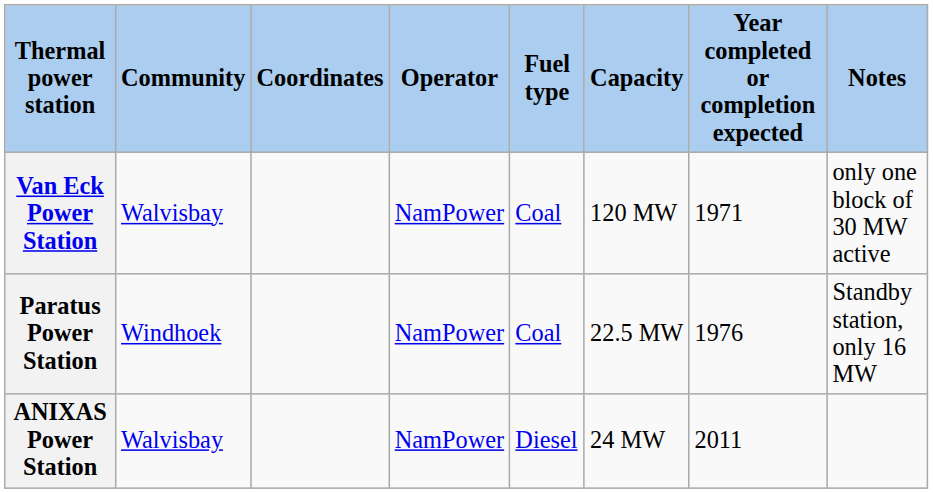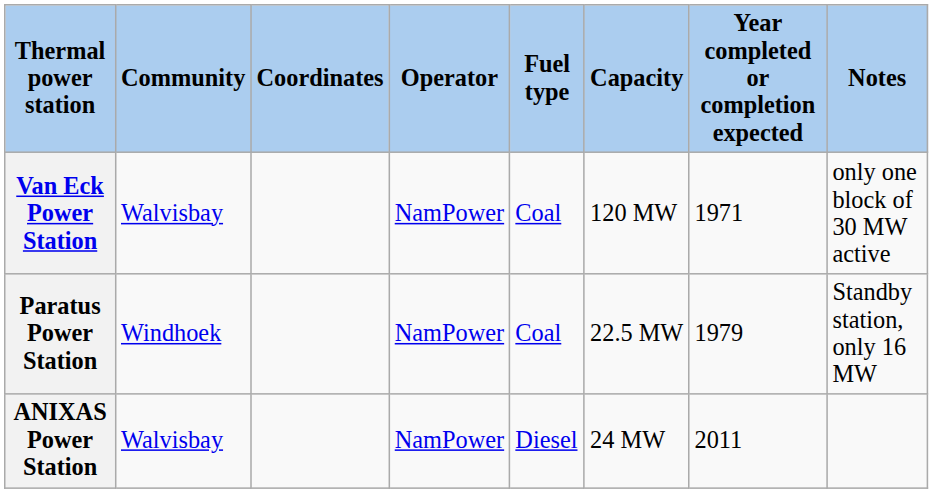(719, 333) 1976 -> (719, 333) 1979
